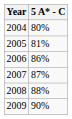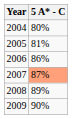(40, 75) no background -> (40, 75) lightsalmon background
(40, 91) 88% -> (40, 91) 89%
